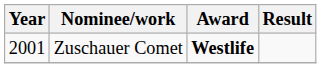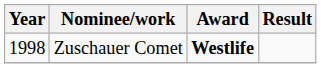(27, 47) 2001 -> (27, 47) 1998
